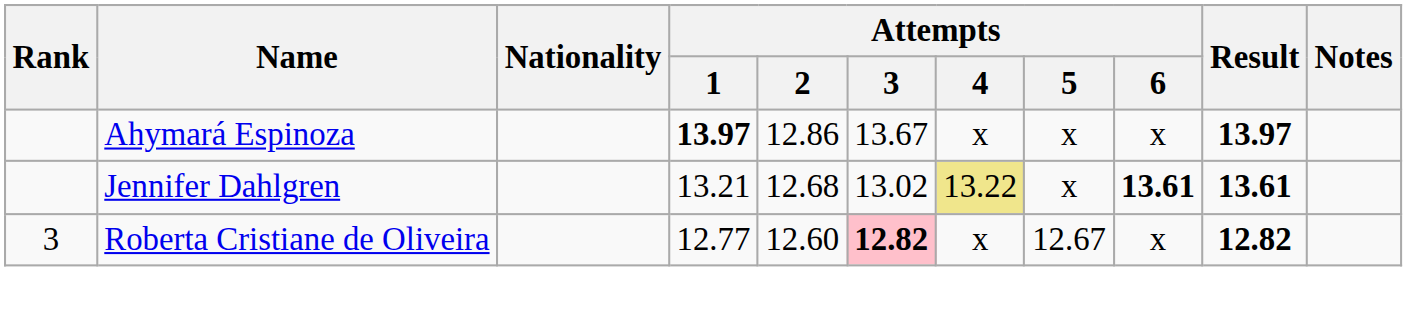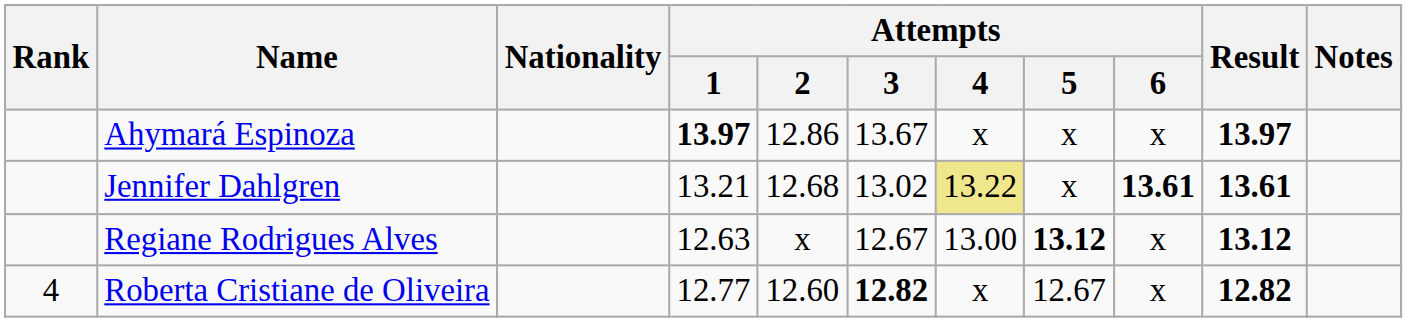+ row: (271, 238)
(51, 238) 3 -> (51, 290) 4
(891, 238) pink background -> (891, 290) no background
